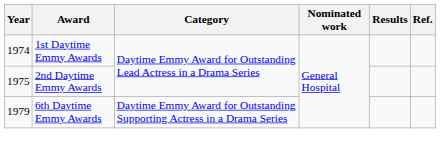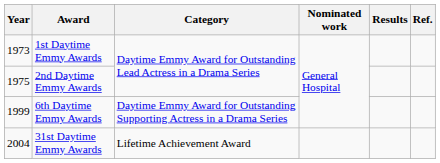(18, 50) 1974 -> (18, 50) 1973
(18, 112) 1979 -> (18, 112) 1999
+ row: (68, 143)
